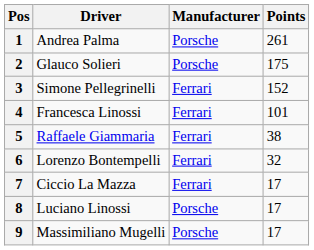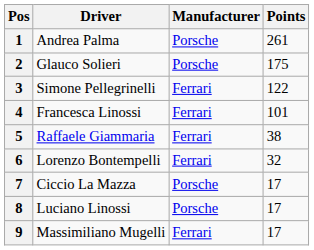(278, 88) 152 -> (278, 88) 122
(192, 184) Ferrari -> (195, 184) Porsche
(195, 232) Porsche -> (192, 232) Ferrari
